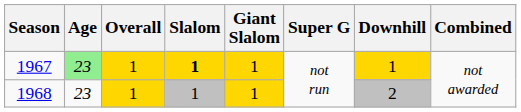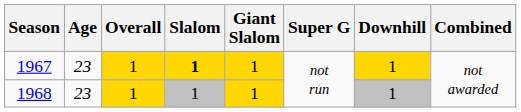(82, 65) lightgreen background -> (82, 65) no background
(392, 93) 2 -> (392, 93) 1
